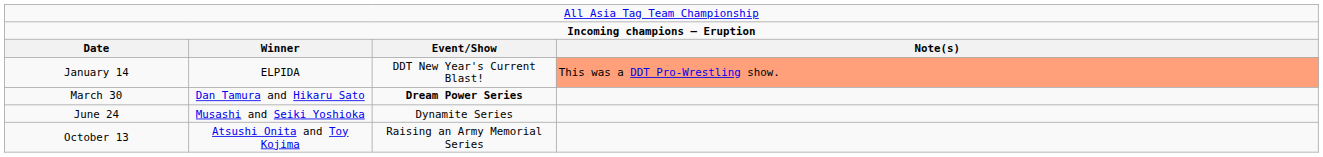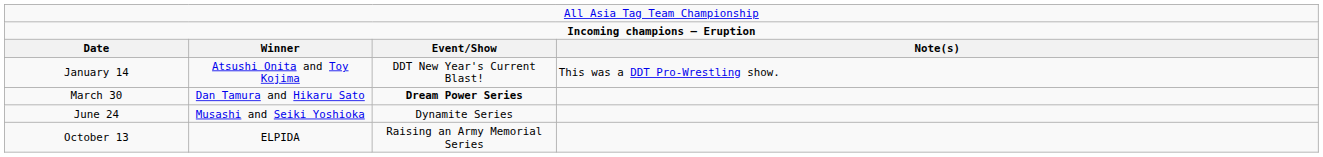(280, 72) ELPIDA -> (280, 72) Atsushi Onita and Toy Kojima
(669, 72) lightsalmon background -> (669, 72) no background
(280, 137) Atsushi Onita and Toy Kojima -> (280, 137) ELPIDA
